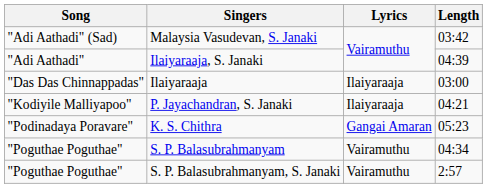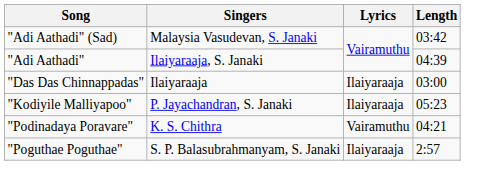(453, 105) 04:21 -> (431, 105) 05:23
(389, 127) Gangai Amaran -> (378, 127) Vairamuthu
(453, 127) 05:23 -> (431, 127) 04:21
- row: (217, 149)
(378, 171) Vairamuthu -> (375, 149) Ilaiyaraaja
